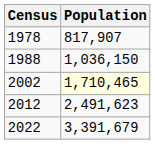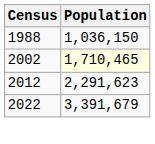- row: (24, 38)
(101, 106) 2,491,623 -> (101, 83) 2,291,623
